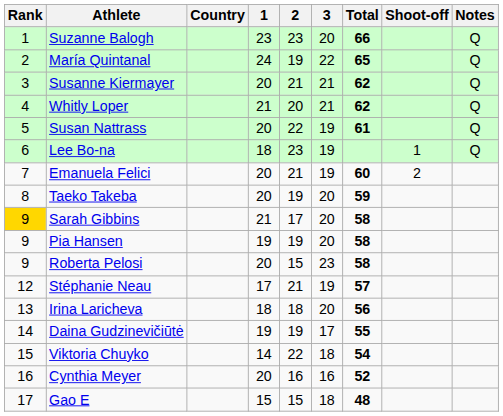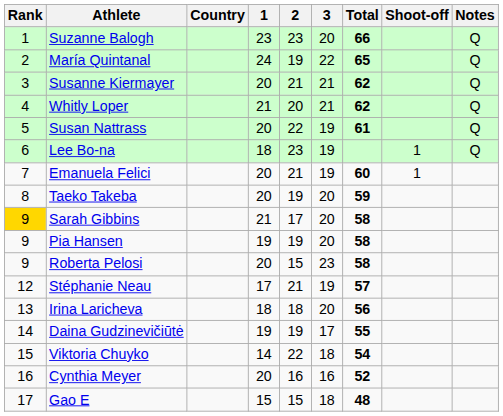(417, 173) 2 -> (417, 173) 1
